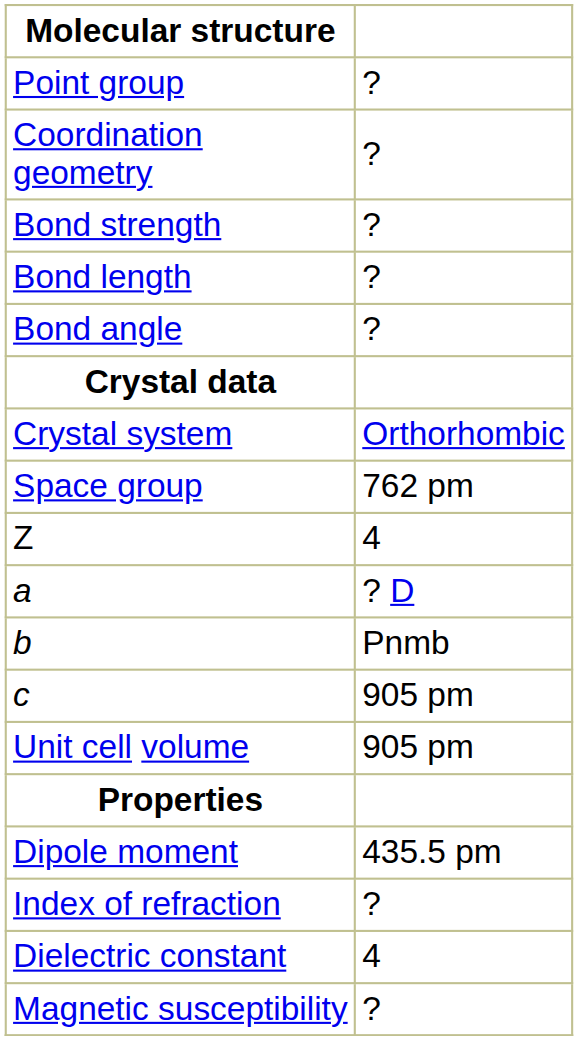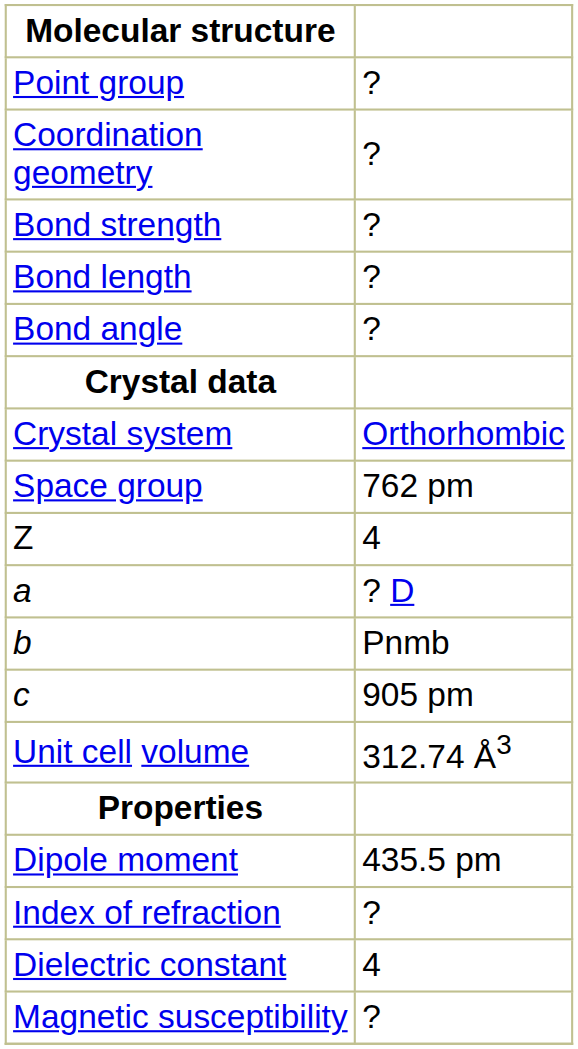(418, 747) 905 pm -> (437, 752) 312.74 Å3
